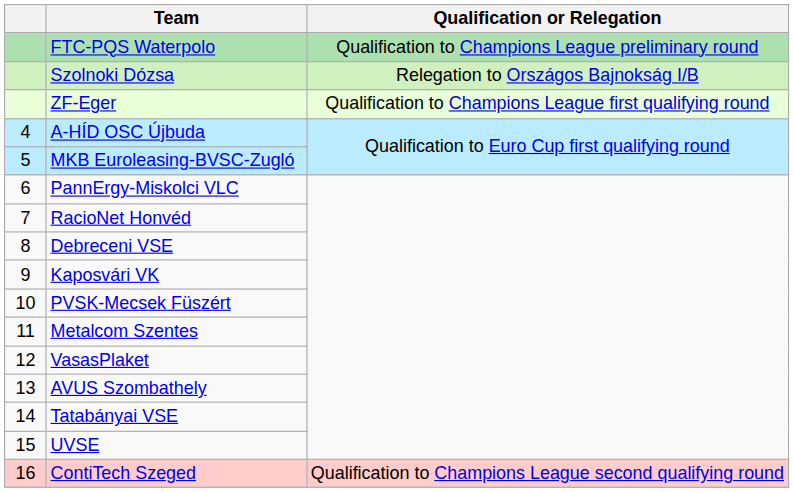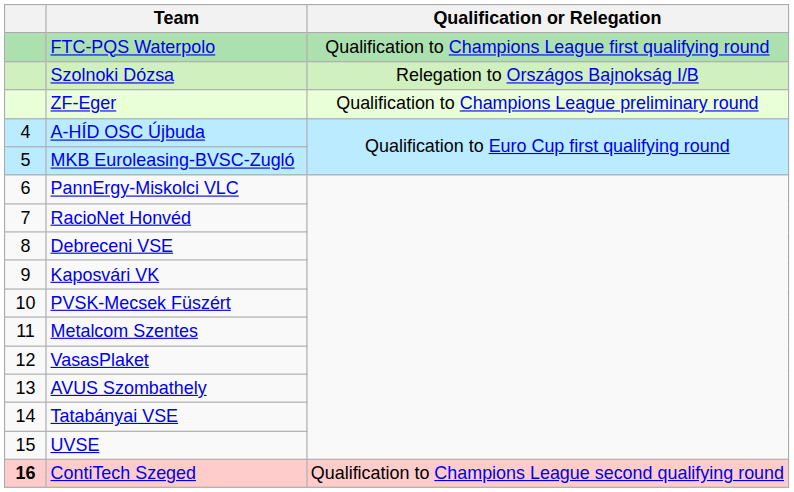(547, 47) Qualification to Champions League preliminary round -> (547, 47) Qualification to Champions League first qualifying round
(547, 103) Qualification to Champions League first qualifying round -> (547, 103) Qualification to Champions League preliminary round
(25, 473) normal -> (25, 473) bold
